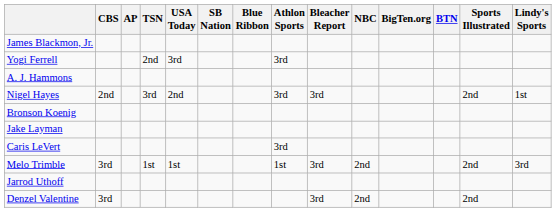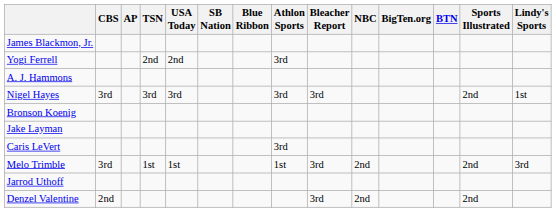(175, 60) 3rd -> (176, 60) 2nd
(106, 95) 2nd -> (105, 95) 3rd
(176, 95) 2nd -> (175, 95) 3rd
(105, 199) 3rd -> (106, 199) 2nd
